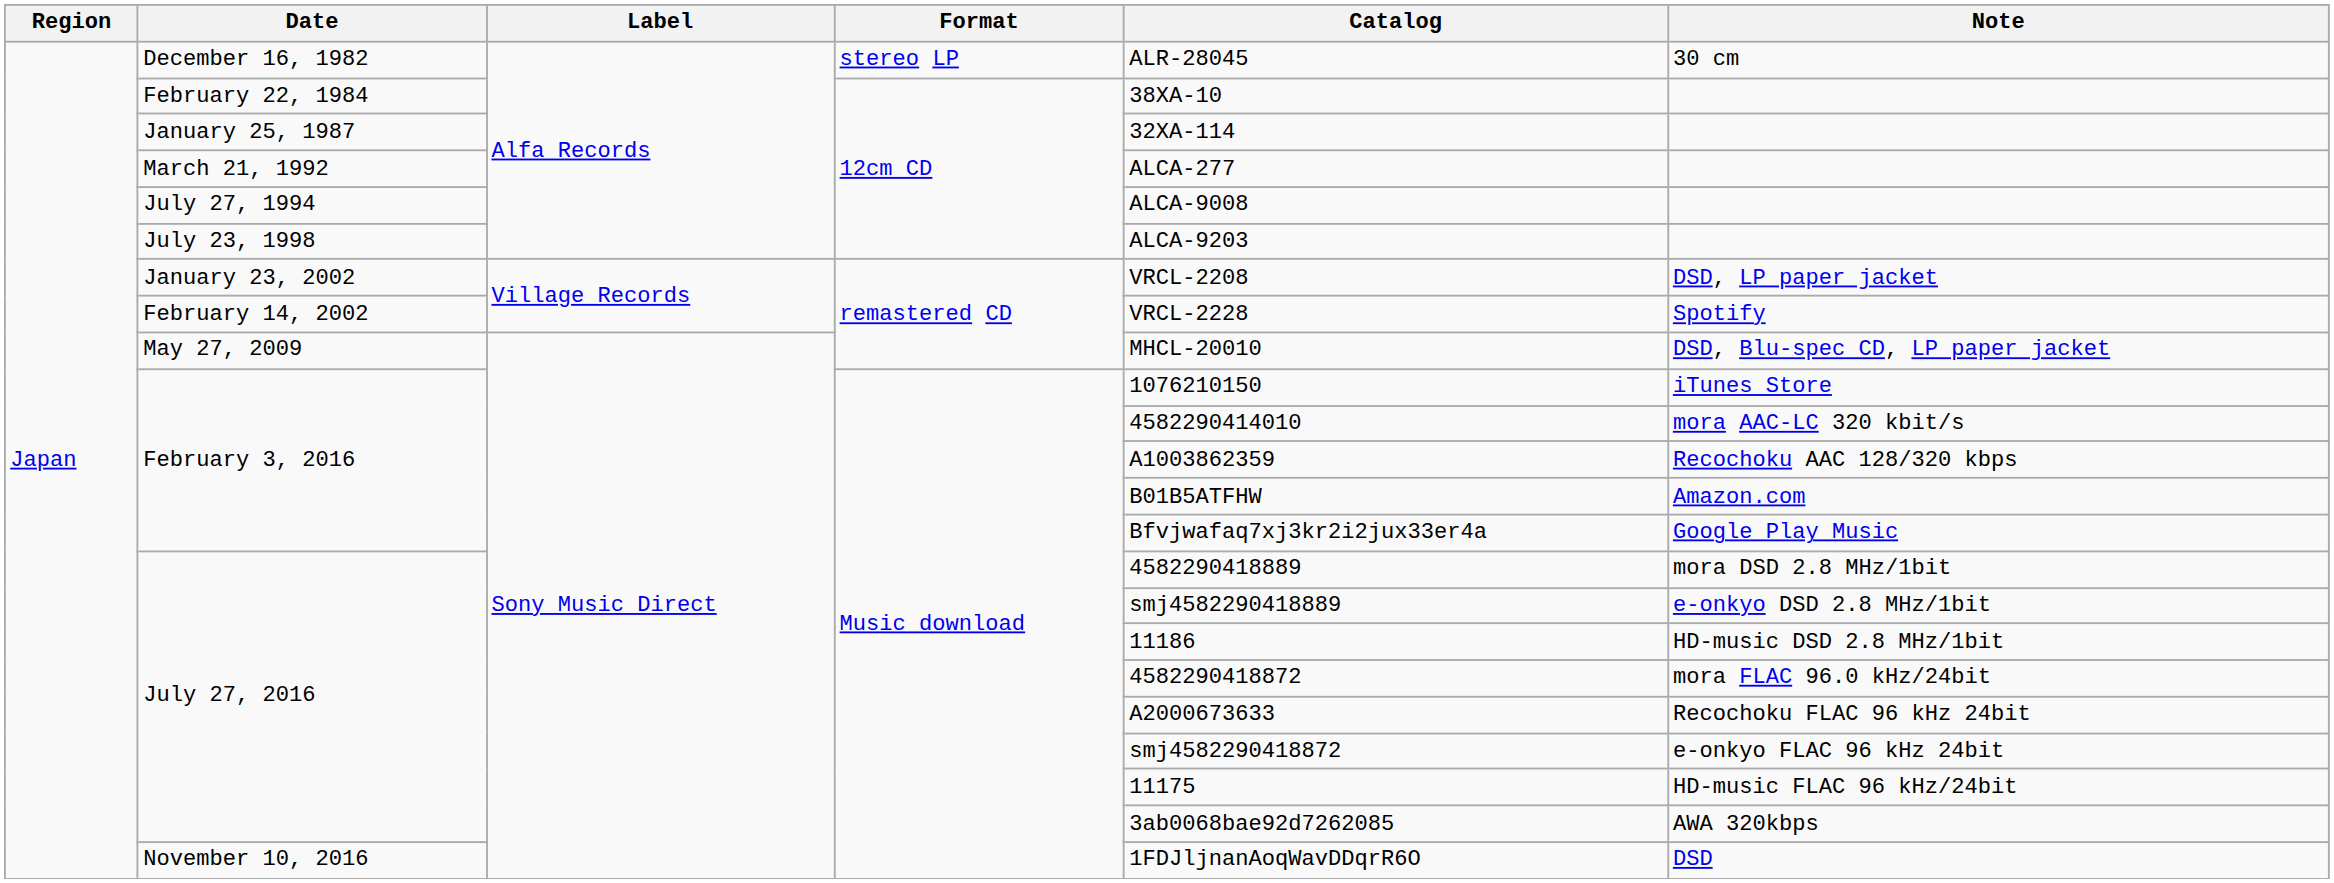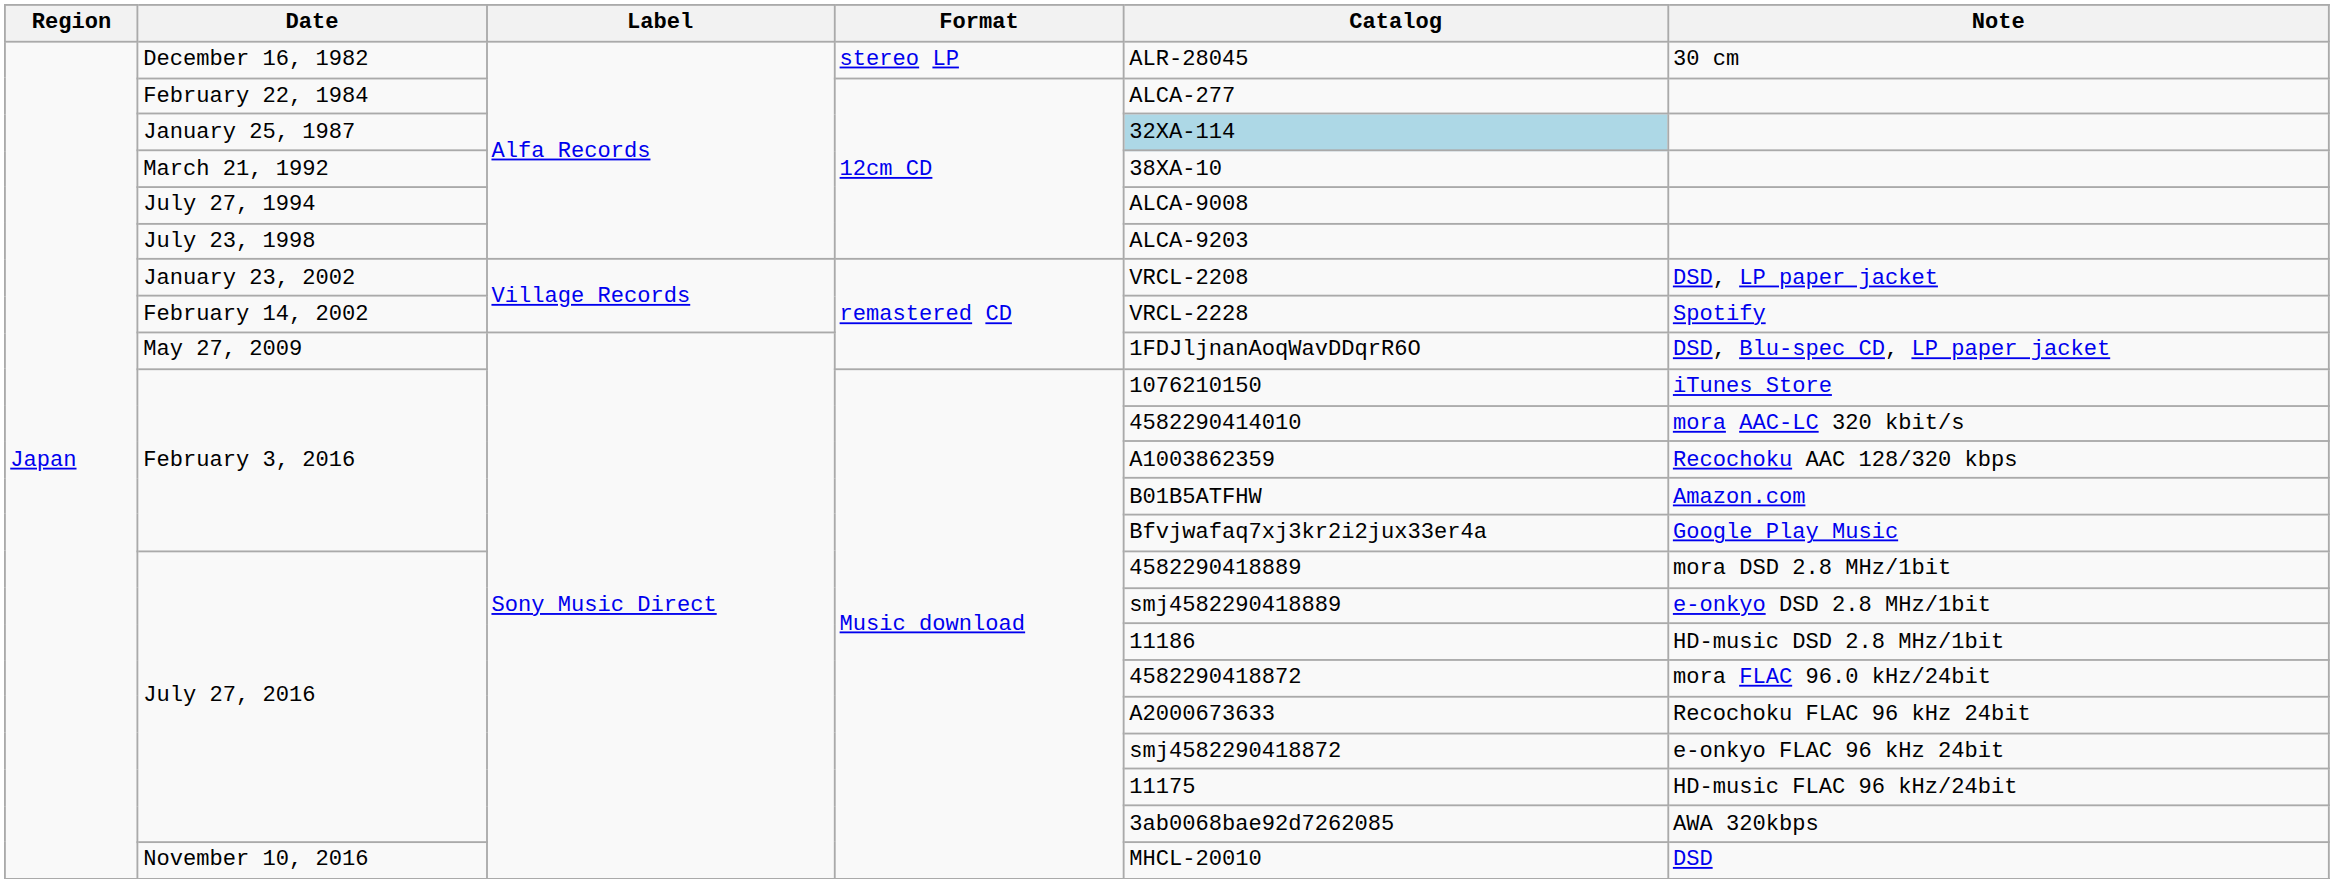(1176, 96) 38XA-10 -> (1182, 96) ALCA-277
(1182, 132) no background -> (1182, 132) lightblue background
(1182, 169) ALCA-277 -> (1176, 169) 38XA-10
(1195, 351) MHCL-20010 -> (1275, 351) 1FDJljnanAoqWavDDqrR6O
(1275, 860) 1FDJljnanAoqWavDDqrR6O -> (1195, 860) MHCL-20010
